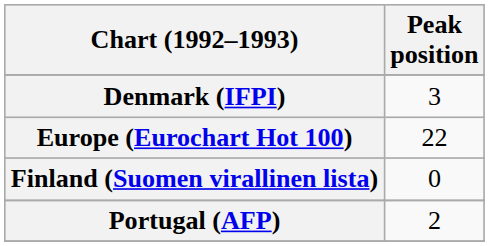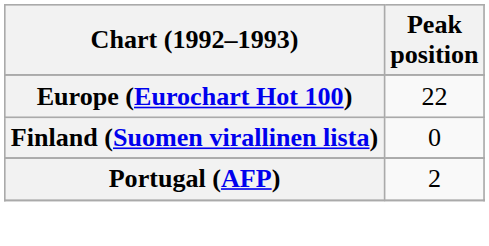- row: (194, 95)
